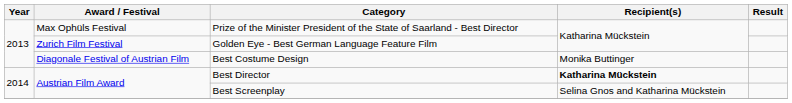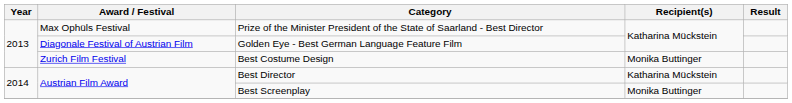(79, 43) Zurich Film Festival -> (116, 43) Diagonale Festival of Austrian Film
(113, 59) Diagonale Festival of Austrian Film -> (83, 59) Zurich Film Festival
(608, 75) bold -> (672, 75) normal
(643, 91) Selina Gnos and Katharina Mückstein -> (664, 91) Monika Buttinger
